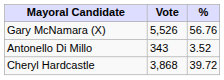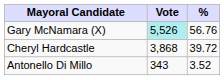(164, 30) no background -> (164, 30) paleturquoise background
rows swapped: (51, 65) <-> (50, 48)
